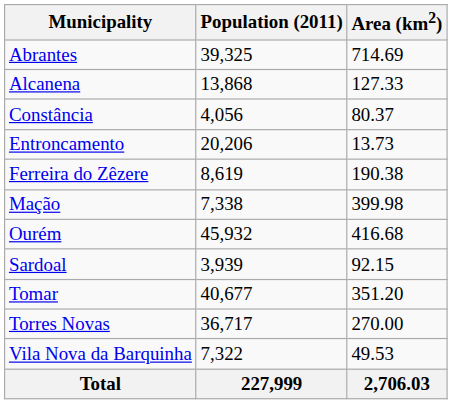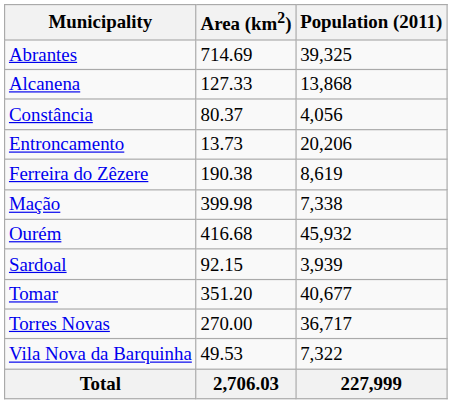columns swapped: (272, 22) <-> (397, 22)
